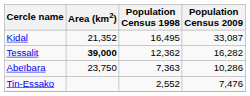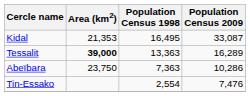(102, 38) 21,352 -> (102, 38) 21,353
(165, 53) 12,362 -> (165, 53) 13,363
(228, 53) 16,282 -> (228, 53) 16,289
(168, 83) 2,552 -> (168, 83) 2,554
